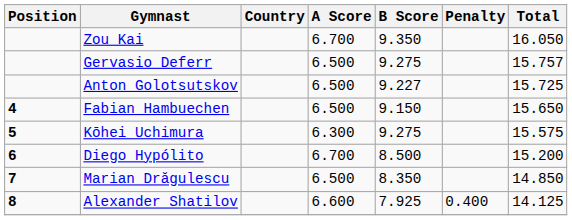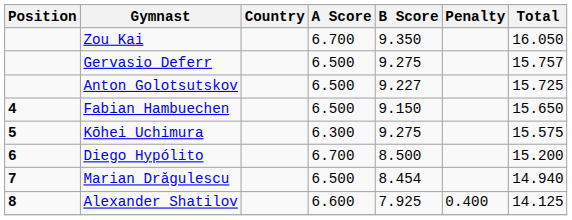(400, 179) 8.350 -> (400, 179) 8.454
(538, 179) 14.850 -> (538, 179) 14.940
